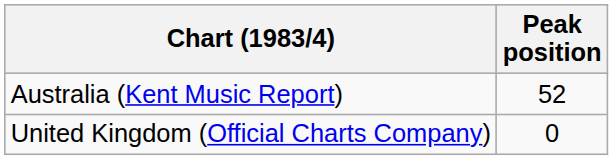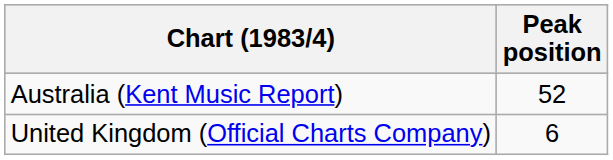(552, 133) 0 -> (552, 133) 6
